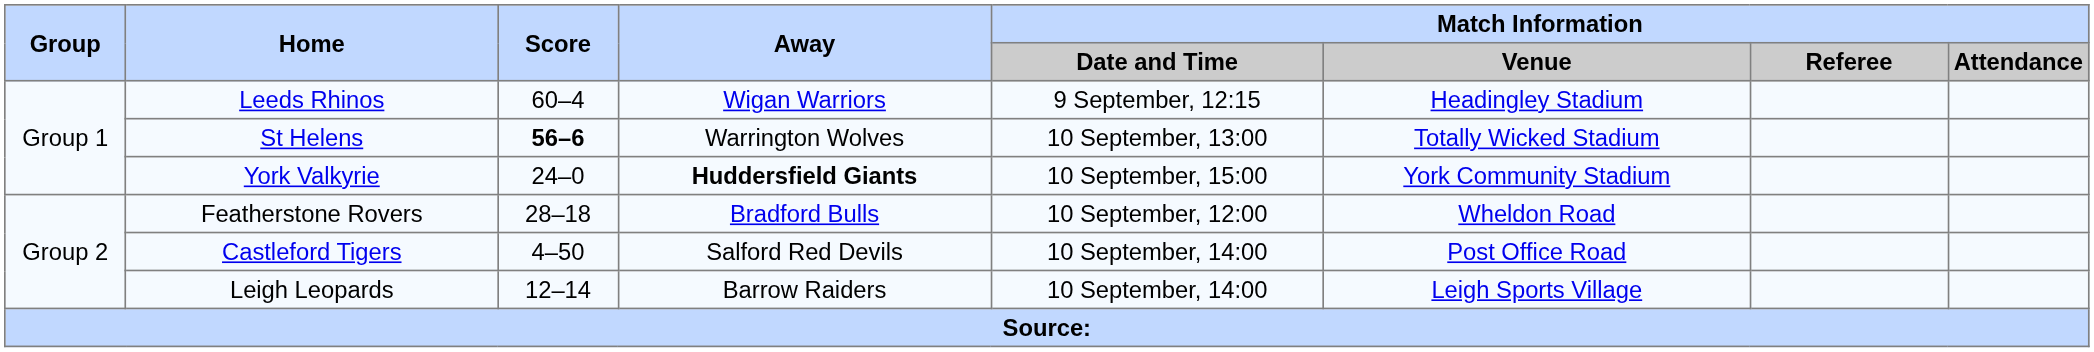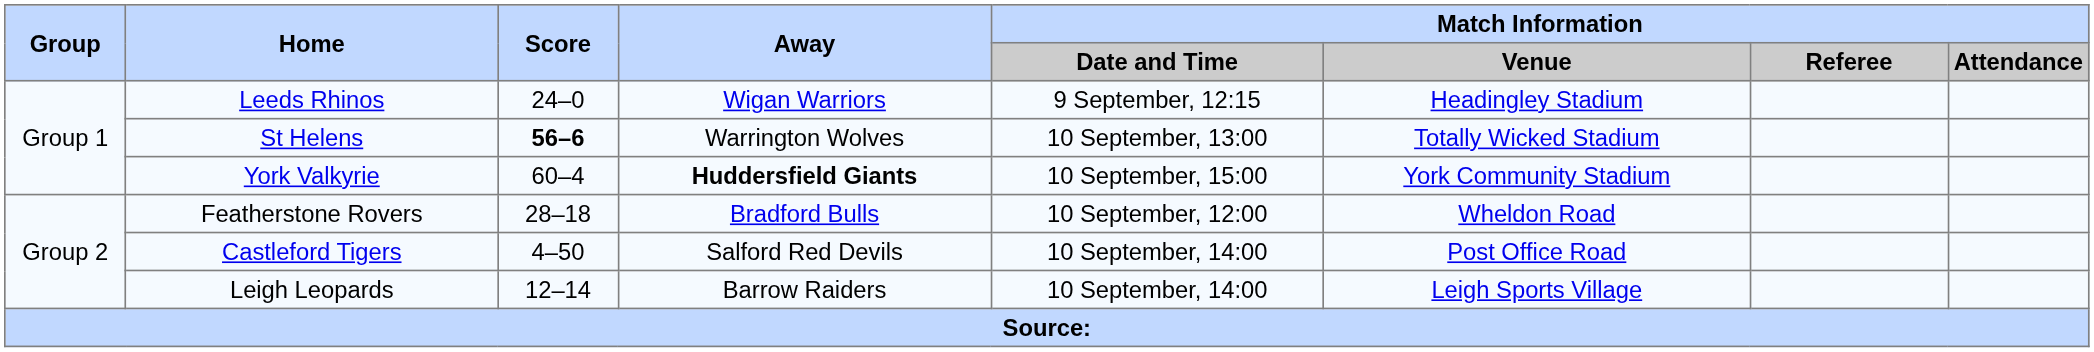(558, 100) 60–4 -> (558, 100) 24–0
(558, 176) 24–0 -> (558, 176) 60–4
